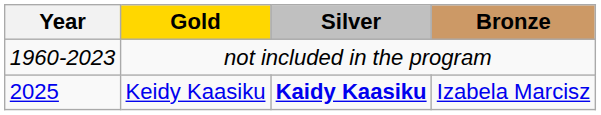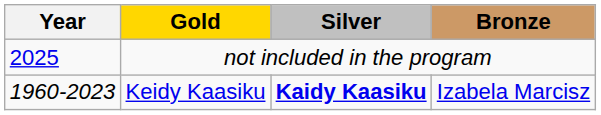(63, 57) 1960-2023 -> (34, 57) 2025
(34, 92) 2025 -> (63, 92) 1960-2023
